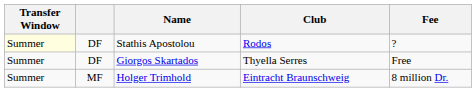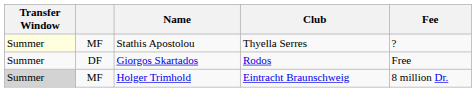(95, 43) DF -> (95, 43) MF
(257, 43) Rodos -> (275, 43) Thyella Serres
(275, 60) Thyella Serres -> (257, 60) Rodos
(26, 78) no background -> (26, 78) lightgrey background
